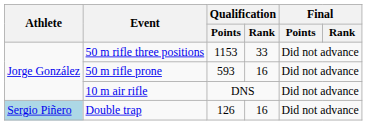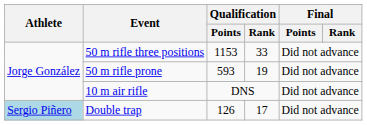(262, 72) 16 -> (262, 72) 19
(262, 110) 16 -> (262, 110) 17
